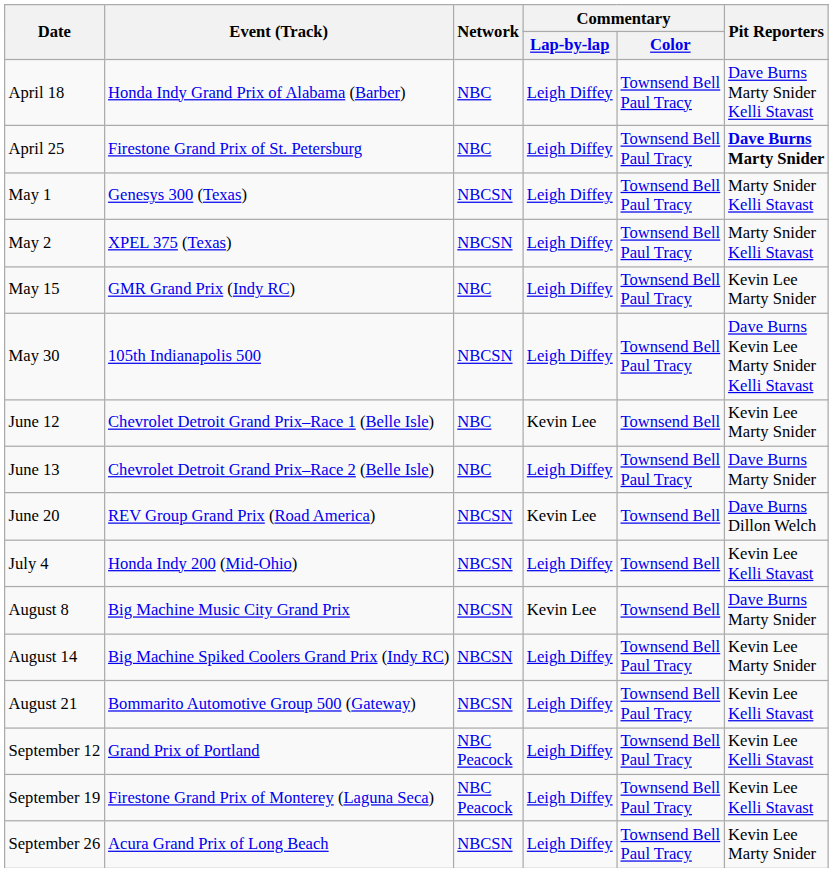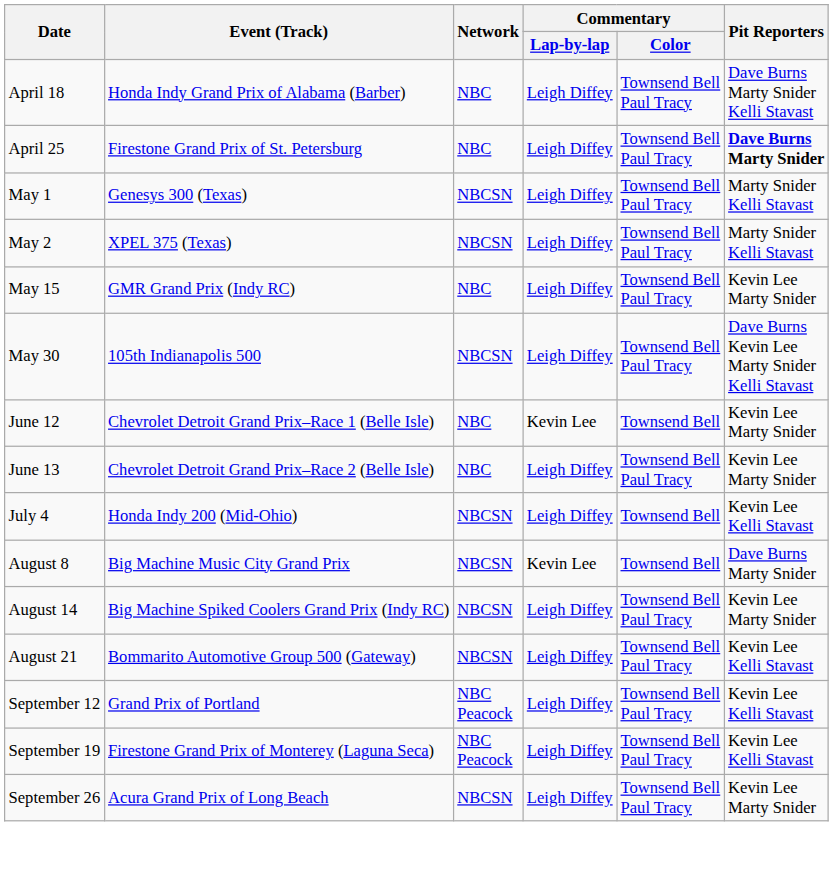(772, 469) Dave Burns Marty Snider -> (772, 469) Kevin Lee Marty Snider
- row: (34, 515)
